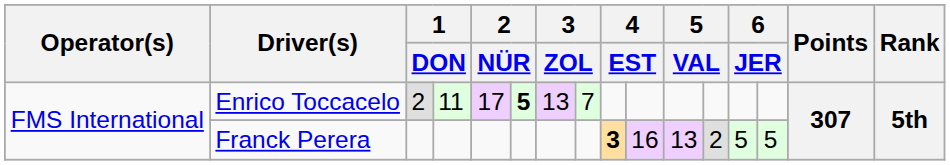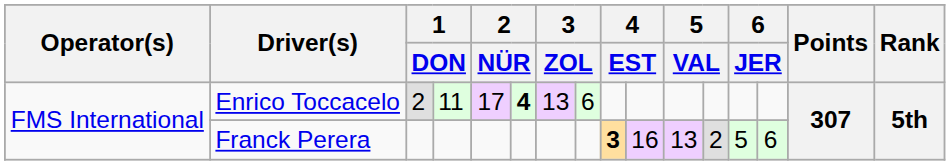(523, 101) 5 -> (523, 101) 4
(588, 101) 7 -> (588, 101) 6
(771, 140) 5 -> (771, 140) 6
